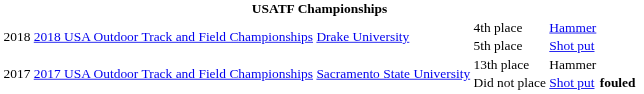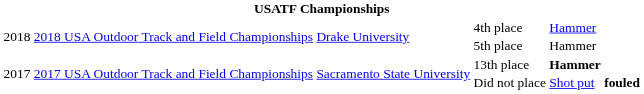(572, 46) Shot put -> (573, 46) Hammer
(573, 64) normal -> (575, 64) bold
